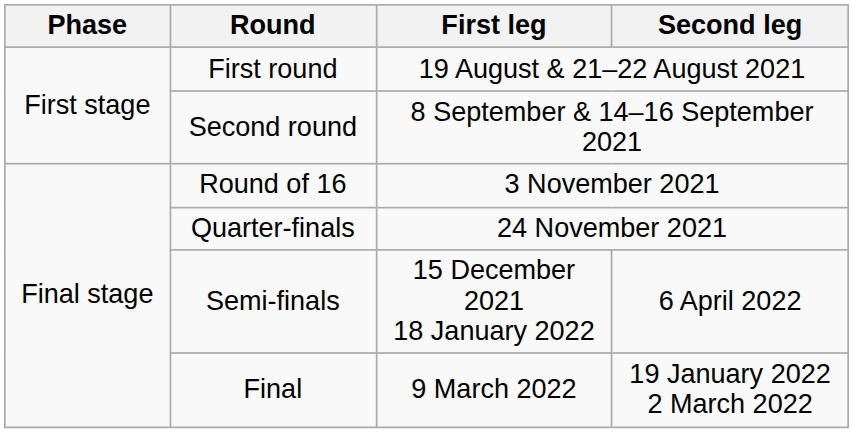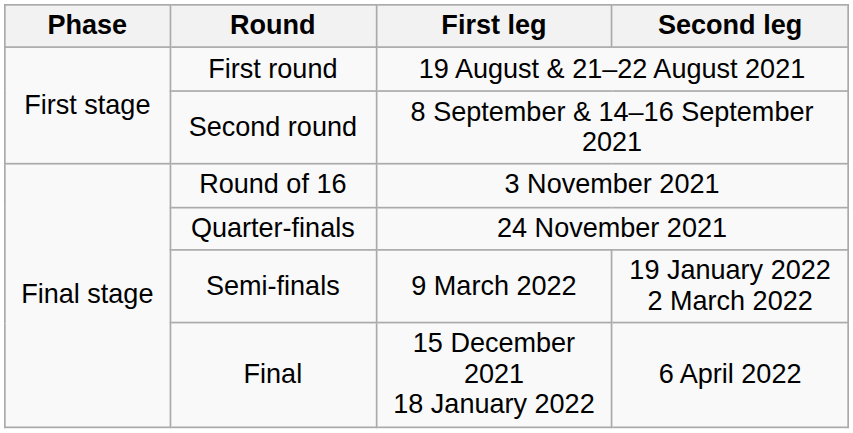(494, 301) 15 December 2021 18 January 2022 -> (494, 285) 9 March 2022
(730, 301) 6 April 2022 -> (730, 285) 19 January 2022 2 March 2022
(494, 389) 9 March 2022 -> (494, 374) 15 December 2021 18 January 2022
(730, 389) 19 January 2022 2 March 2022 -> (730, 374) 6 April 2022
